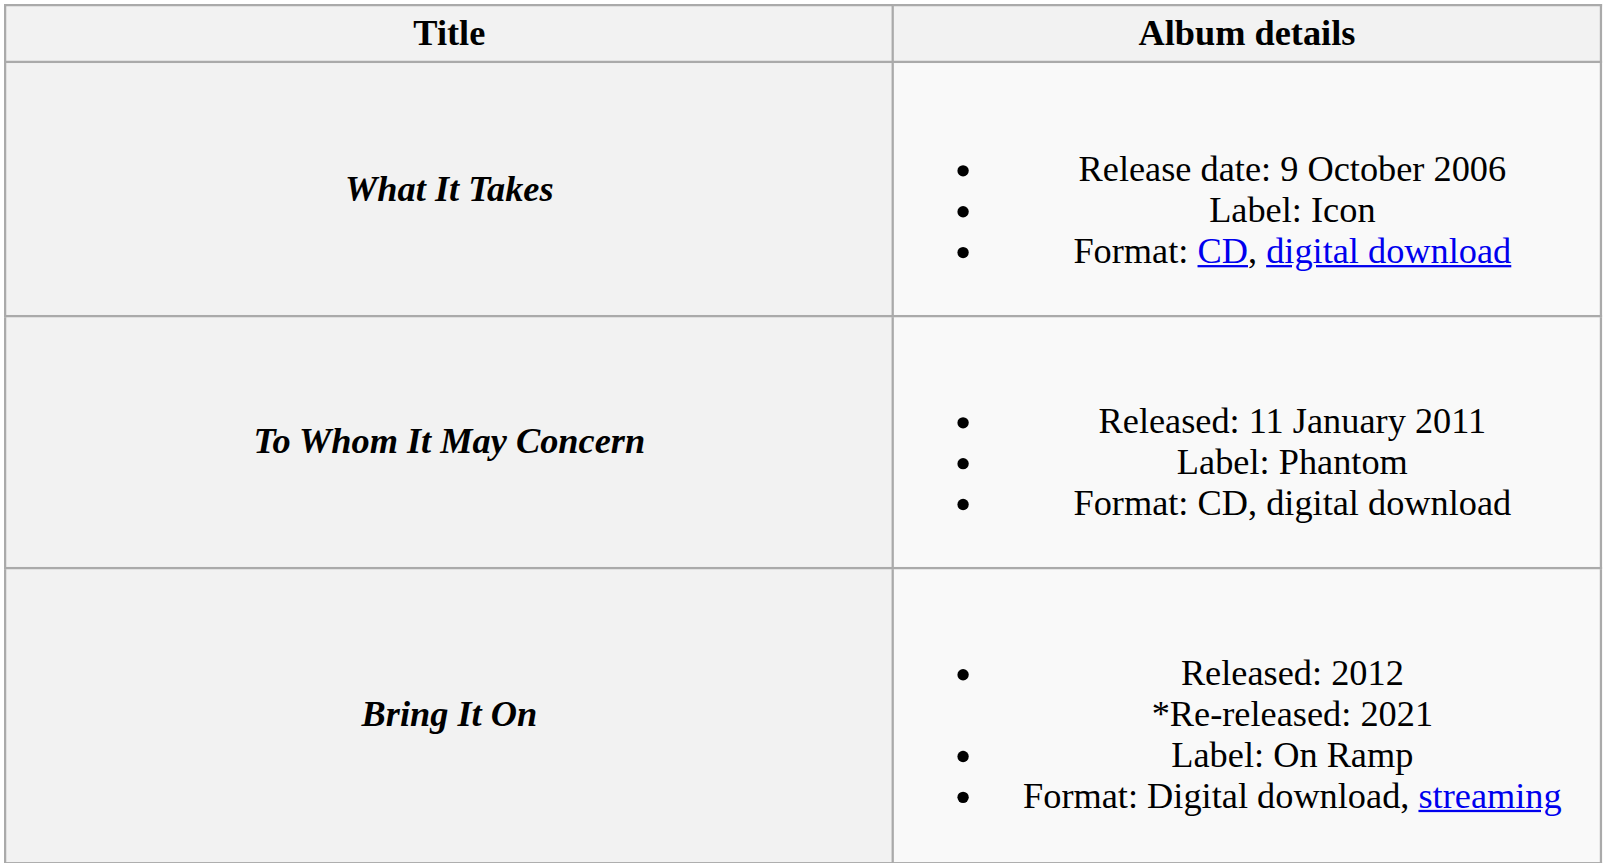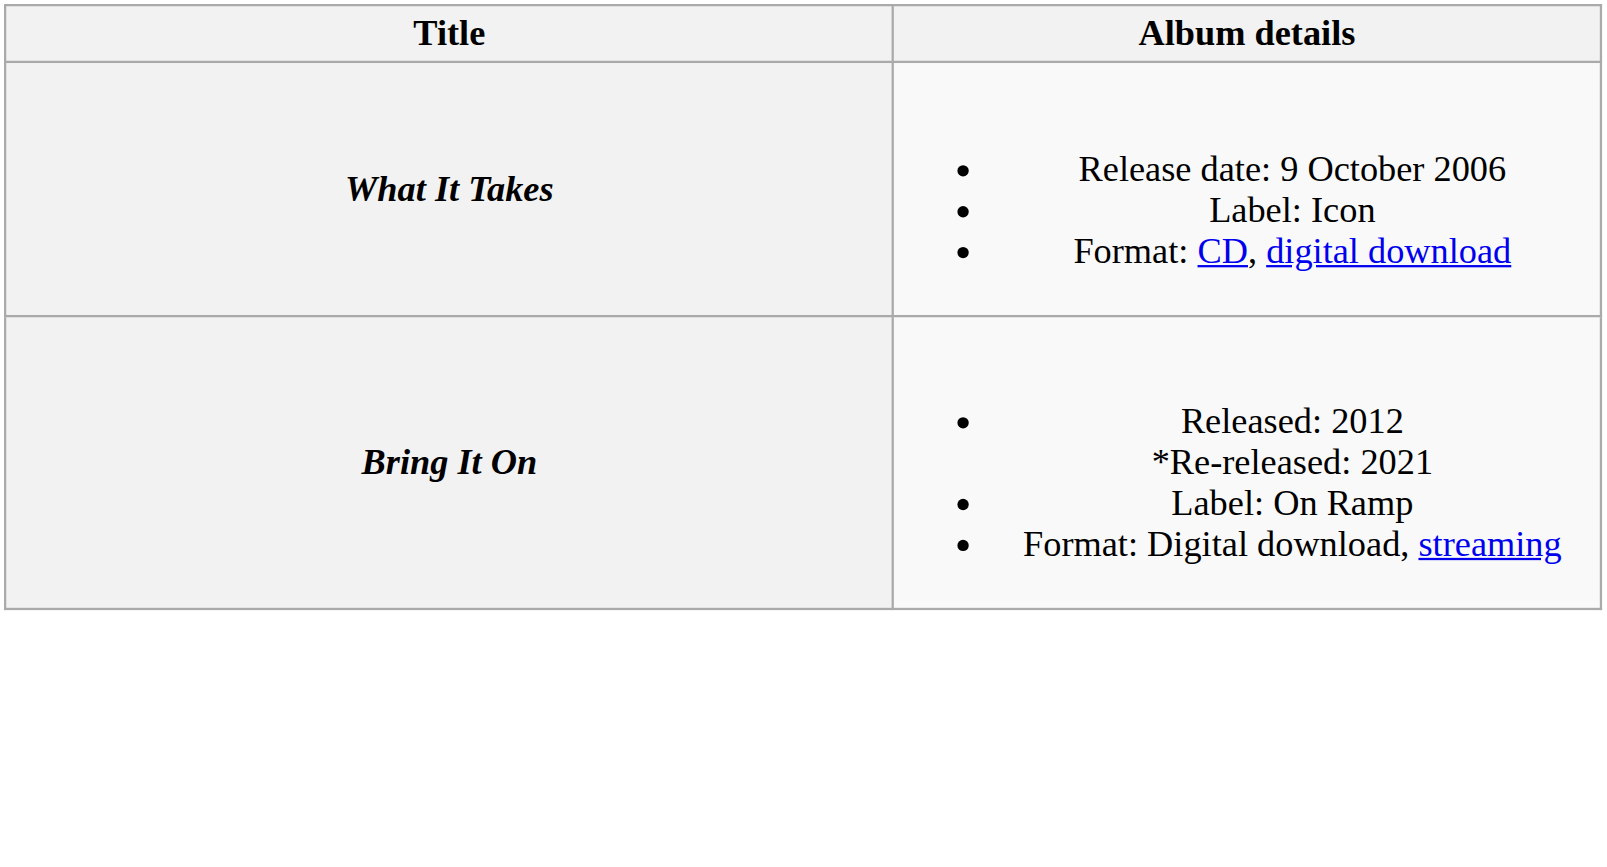- row: (449, 441)
